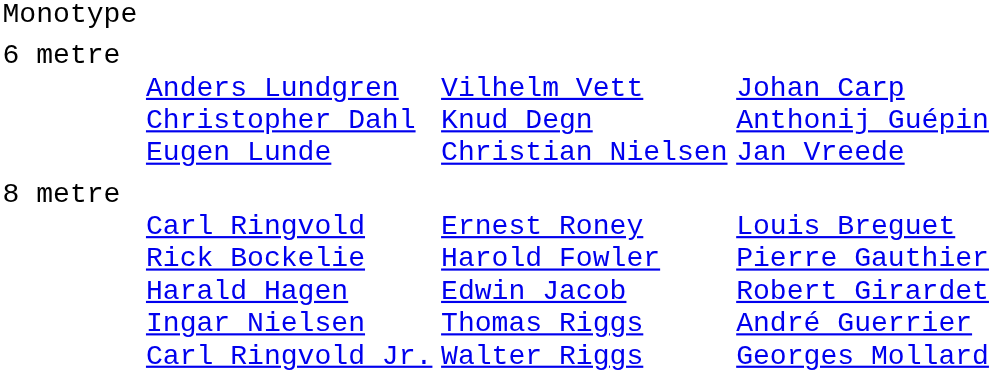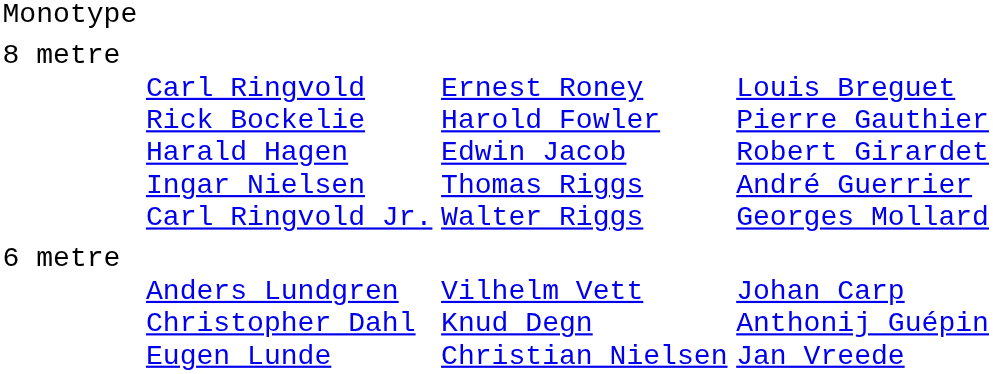rows swapped: (61, 56) <-> (61, 194)
